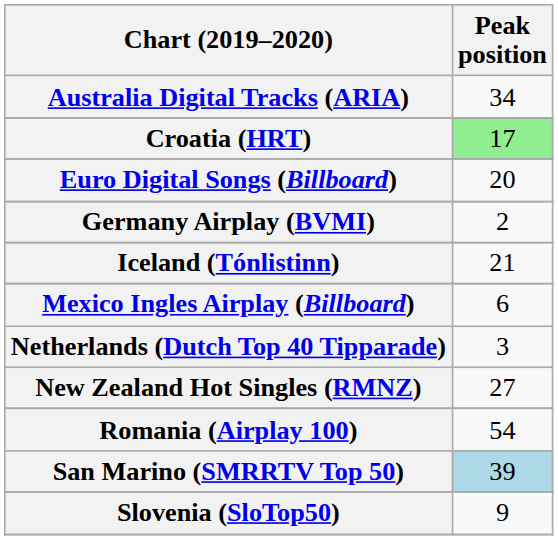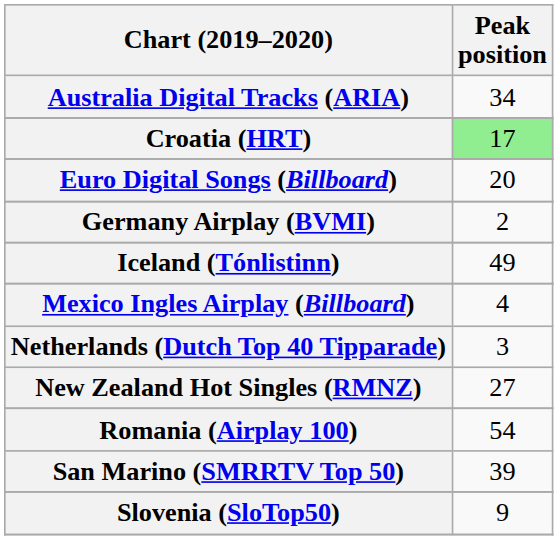(502, 262) 21 -> (502, 262) 49
(502, 304) 6 -> (502, 304) 4
(502, 470) lightblue background -> (502, 470) no background
